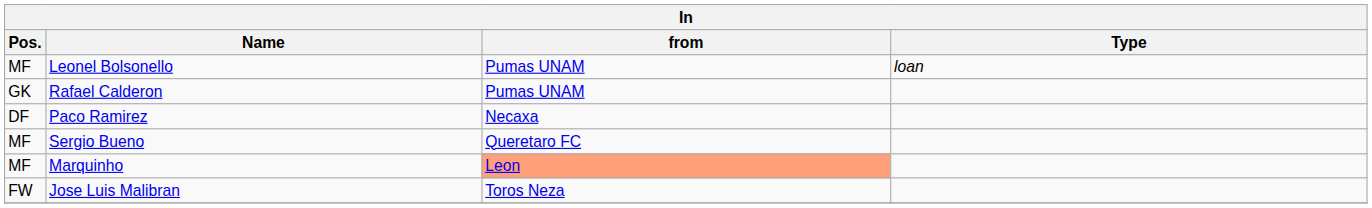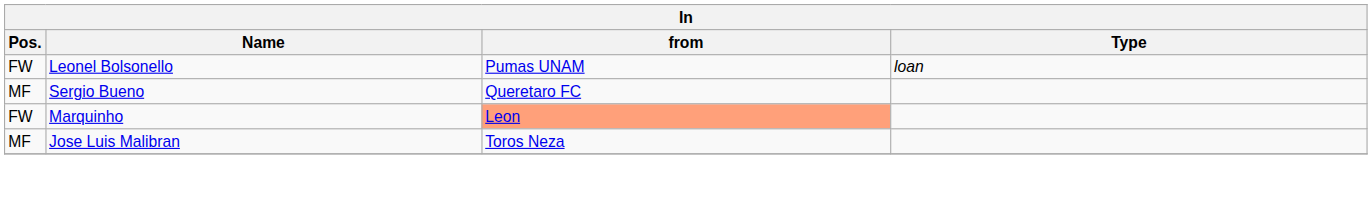(20, 67) MF -> (20, 67) FW
- row: (106, 92)
- row: (98, 117)
(20, 166) MF -> (20, 117) FW
(20, 191) FW -> (20, 141) MF
